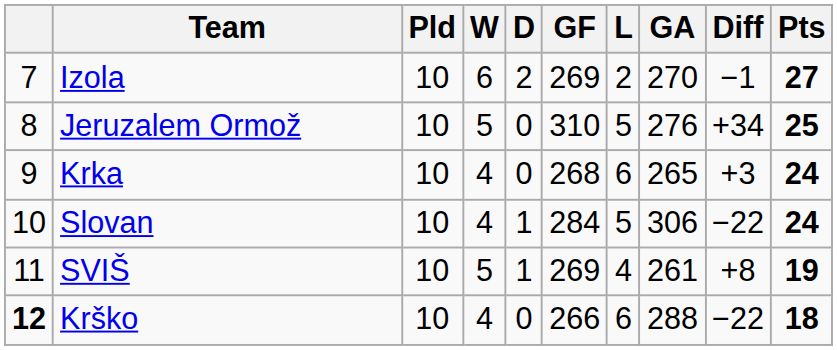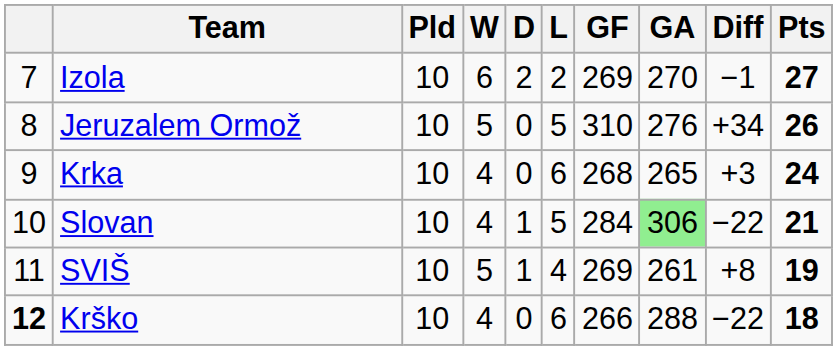columns swapped: (624, 28) <-> (575, 28)
(802, 125) 25 -> (802, 125) 26
(673, 222) no background -> (673, 222) lightgreen background
(802, 222) 24 -> (802, 222) 21
